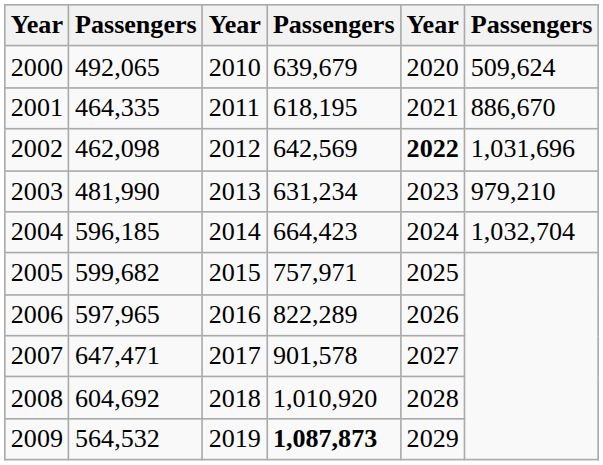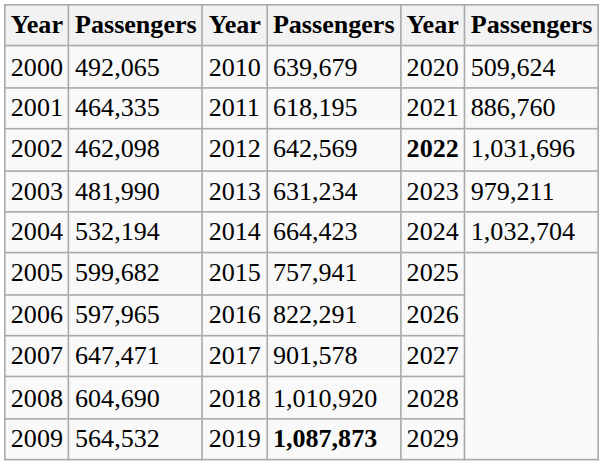(513, 107) 886,670 -> (513, 107) 886,760
(513, 190) 979,210 -> (513, 190) 979,211
(117, 231) 596,185 -> (117, 231) 532,194
(315, 273) 757,971 -> (315, 273) 757,941
(315, 314) 822,289 -> (315, 314) 822,291
(117, 397) 604,692 -> (117, 397) 604,690
